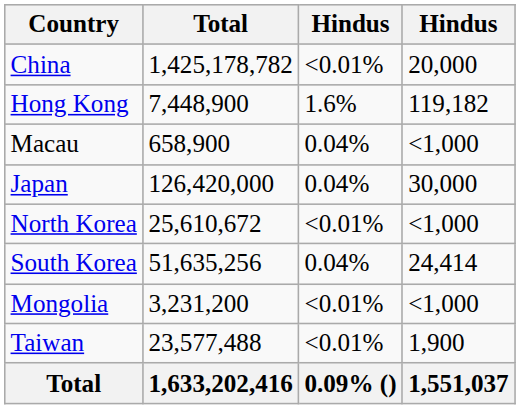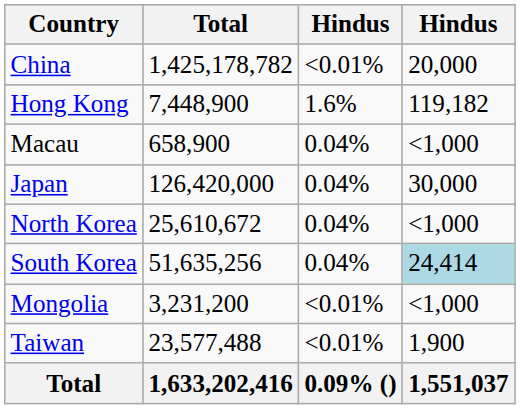(344, 223) <0.01% -> (337, 223) 0.04%
(443, 263) no background -> (443, 263) lightblue background
